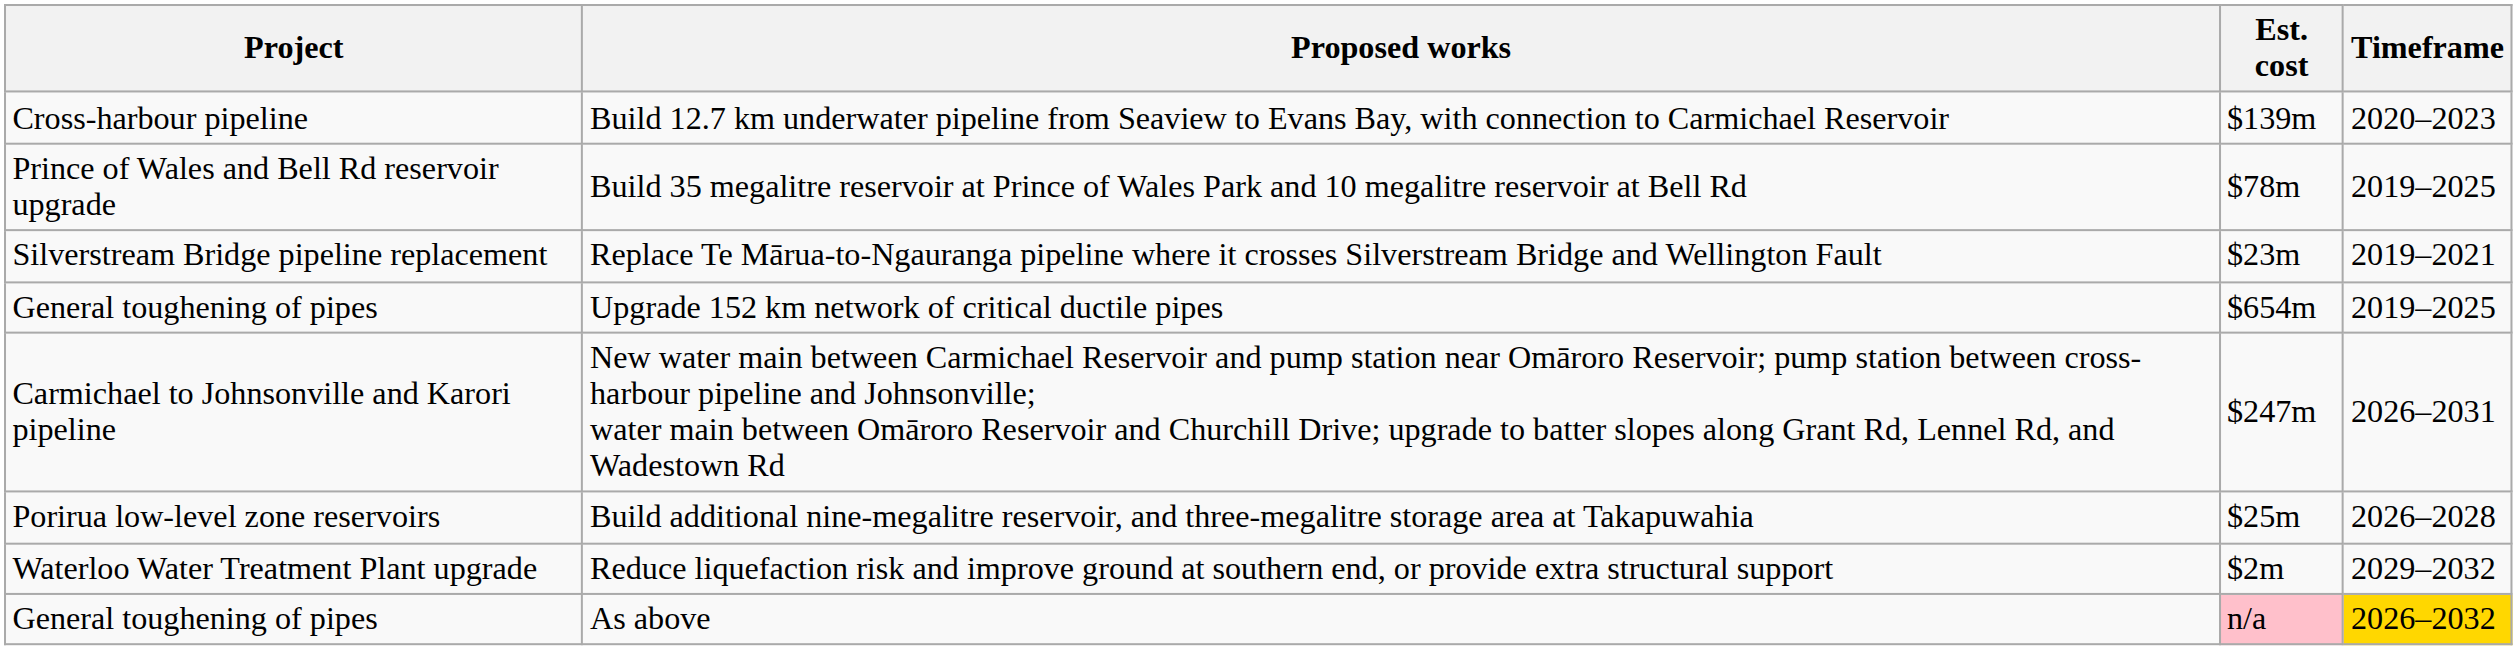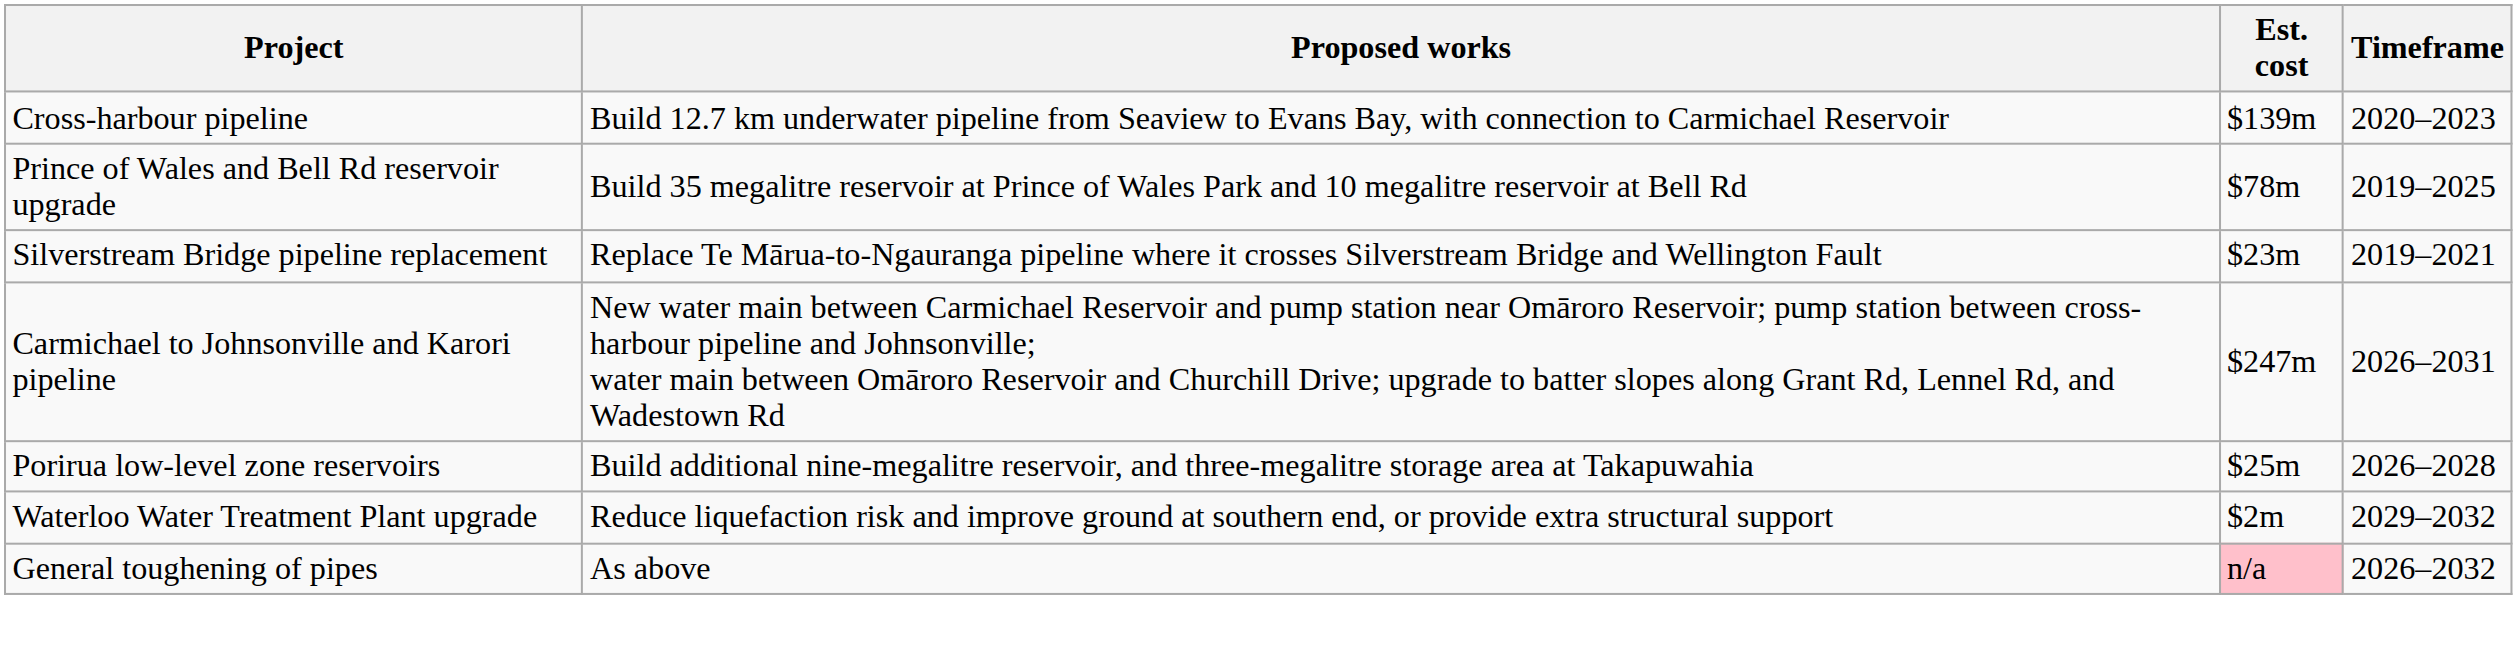- row: (907, 306)
(2423, 618) gold background -> (2423, 567) no background
